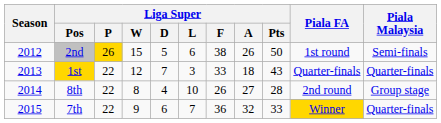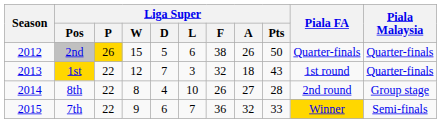(327, 52) 1st round -> (327, 52) Quarter-finals
(400, 52) Semi-finals -> (400, 52) Quarter-finals
(220, 71) 33 -> (220, 71) 32
(327, 71) Quarter-finals -> (327, 71) 1st round
(400, 109) Quarter-finals -> (400, 109) Semi-finals
